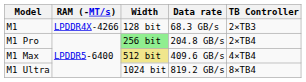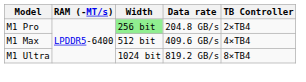- row: (12, 26)
(142, 56) khaki background -> (137, 41) no background
